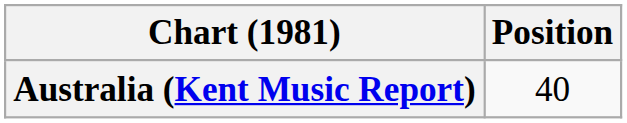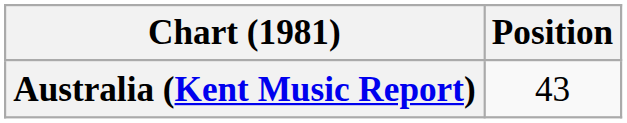(552, 88) 40 -> (552, 88) 43
